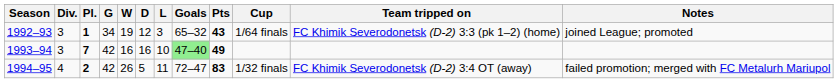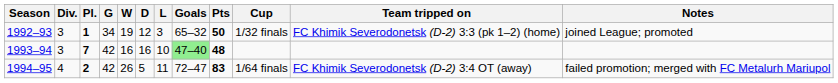(218, 31) 43 -> (218, 31) 50
(262, 31) 1/64 finals -> (262, 31) 1/32 finals
(218, 50) 49 -> (218, 50) 48
(262, 68) 1/32 finals -> (262, 68) 1/64 finals
